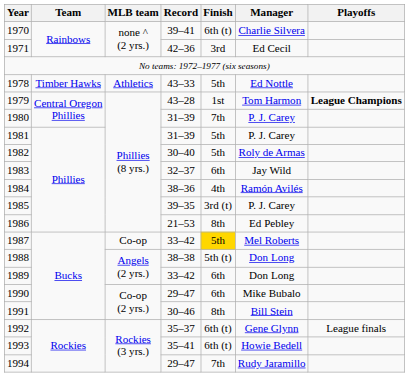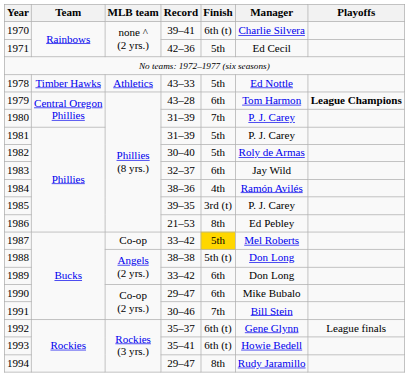(218, 48) 3rd -> (218, 48) 5th
(218, 100) 1st -> (218, 100) 6th
(218, 310) 8th -> (218, 310) 7th
(218, 363) 7th -> (218, 363) 8th
